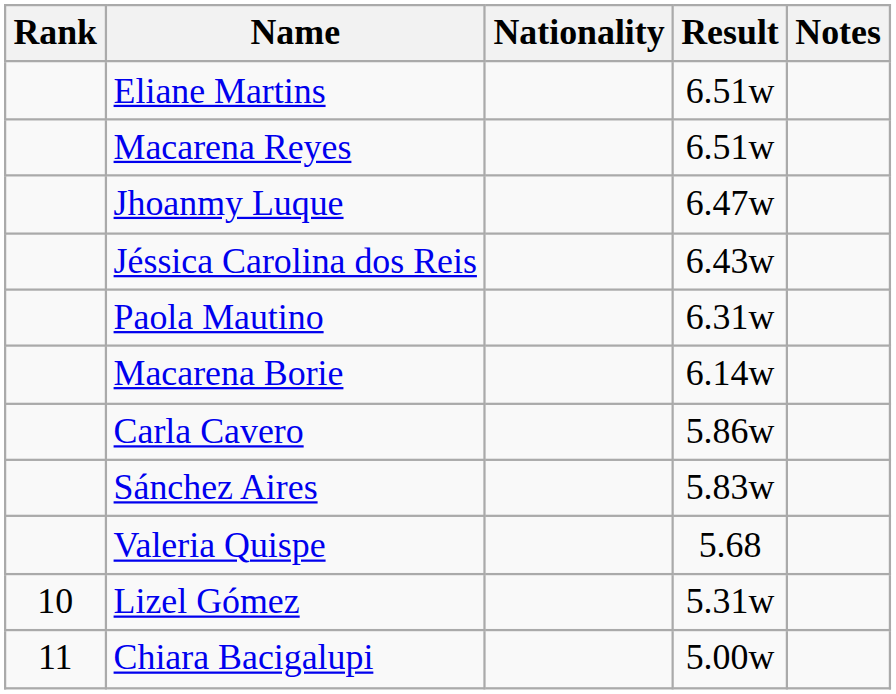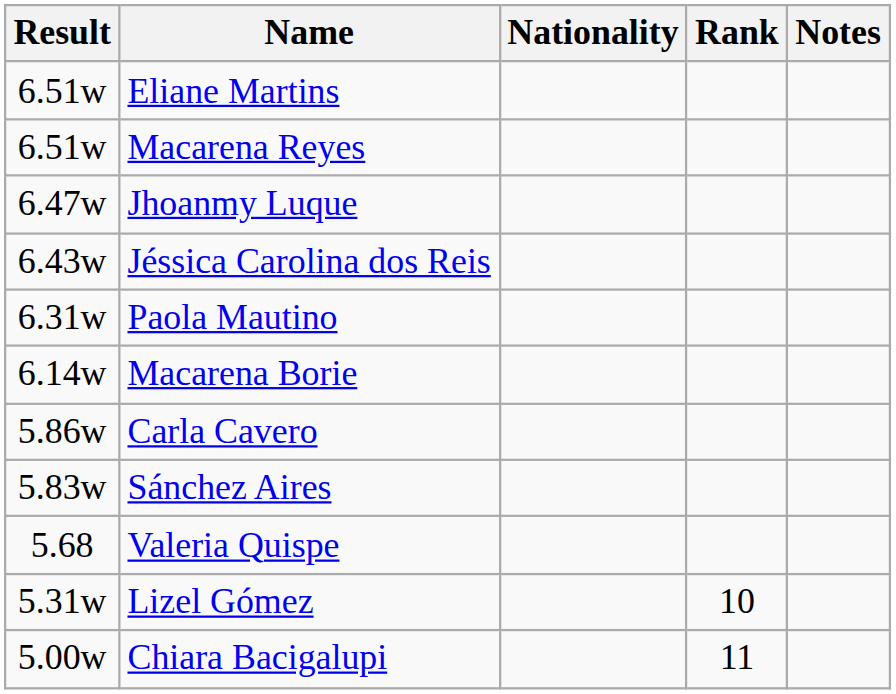columns swapped: (55, 32) <-> (730, 32)
